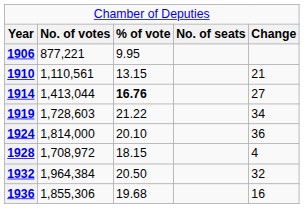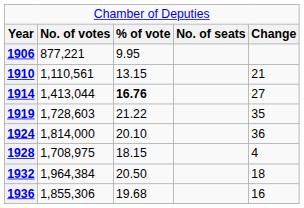(258, 113) 34 -> (258, 113) 35
(67, 153) 1,708,972 -> (67, 153) 1,708,975
(258, 173) 32 -> (258, 173) 18
